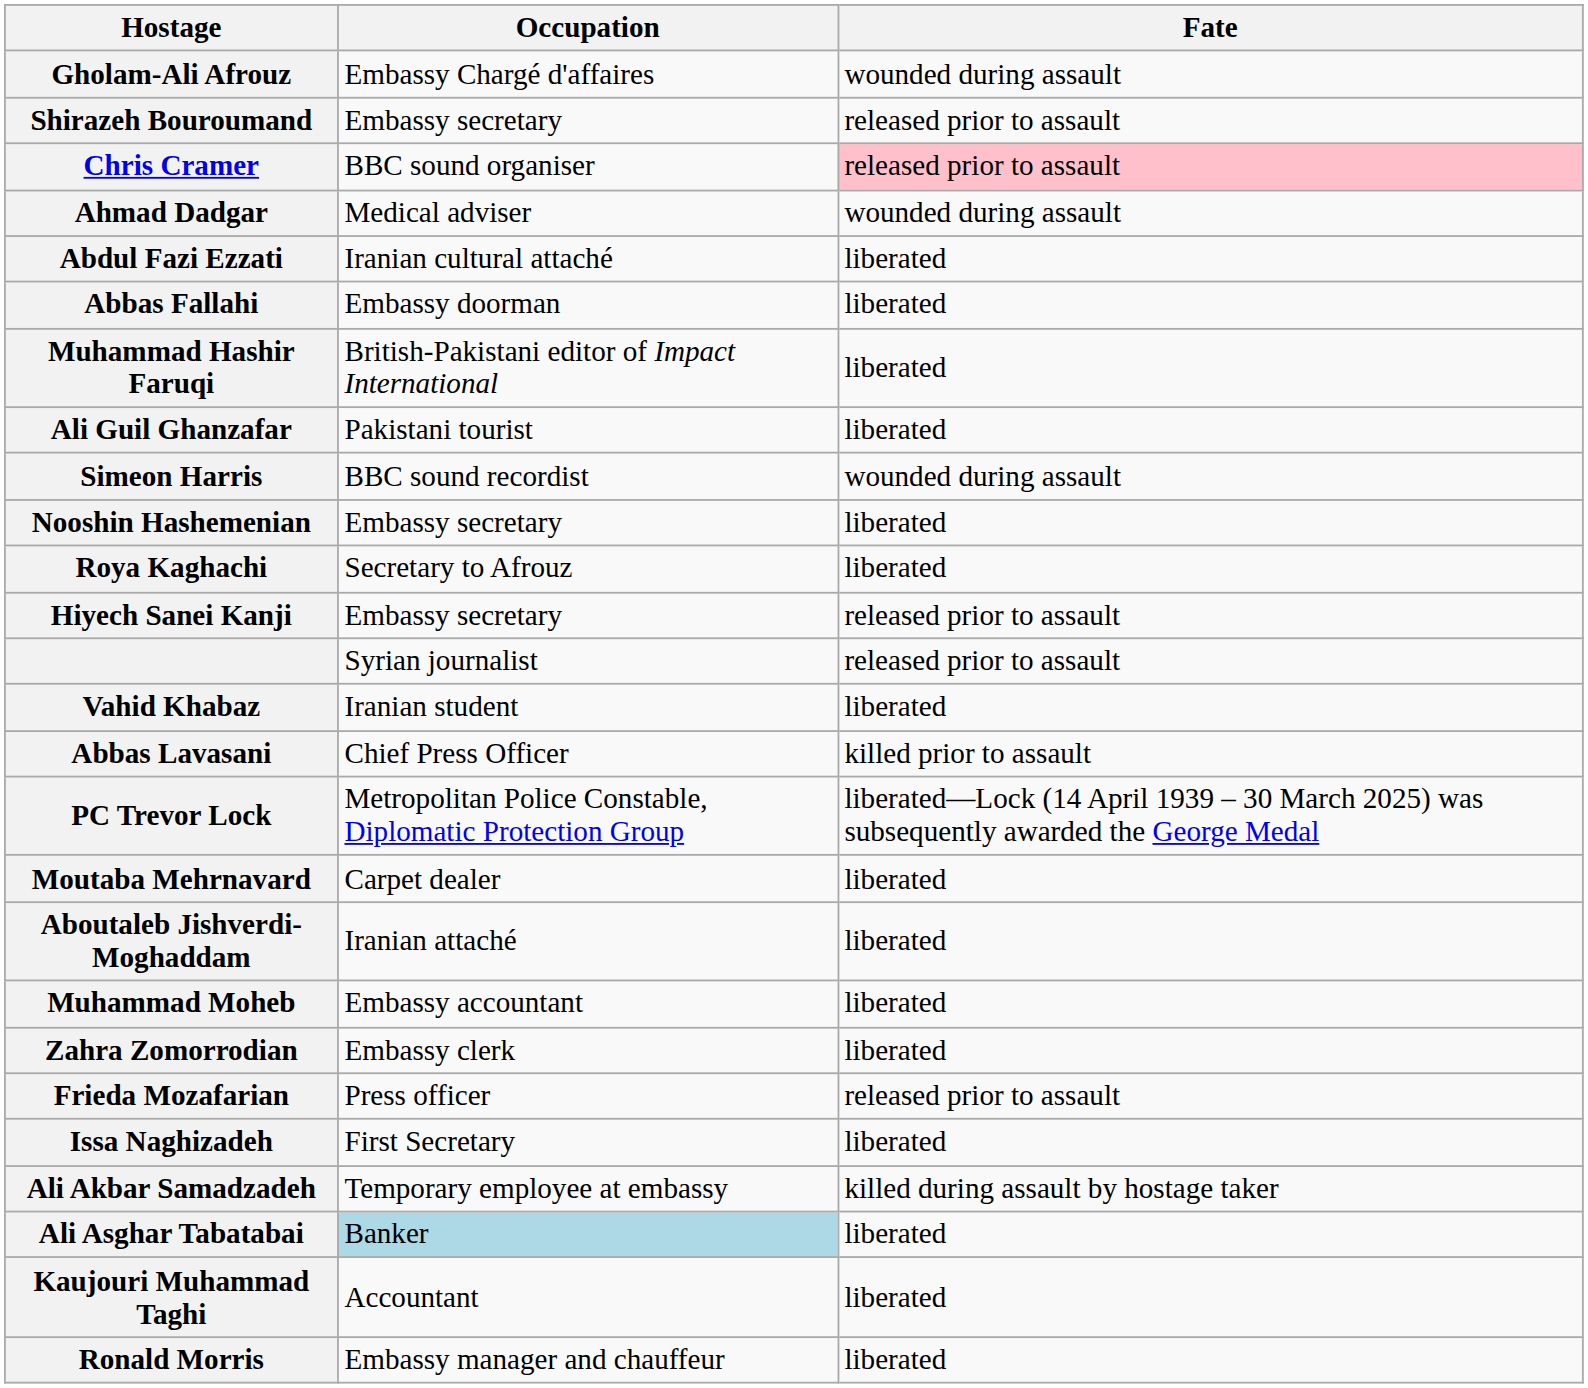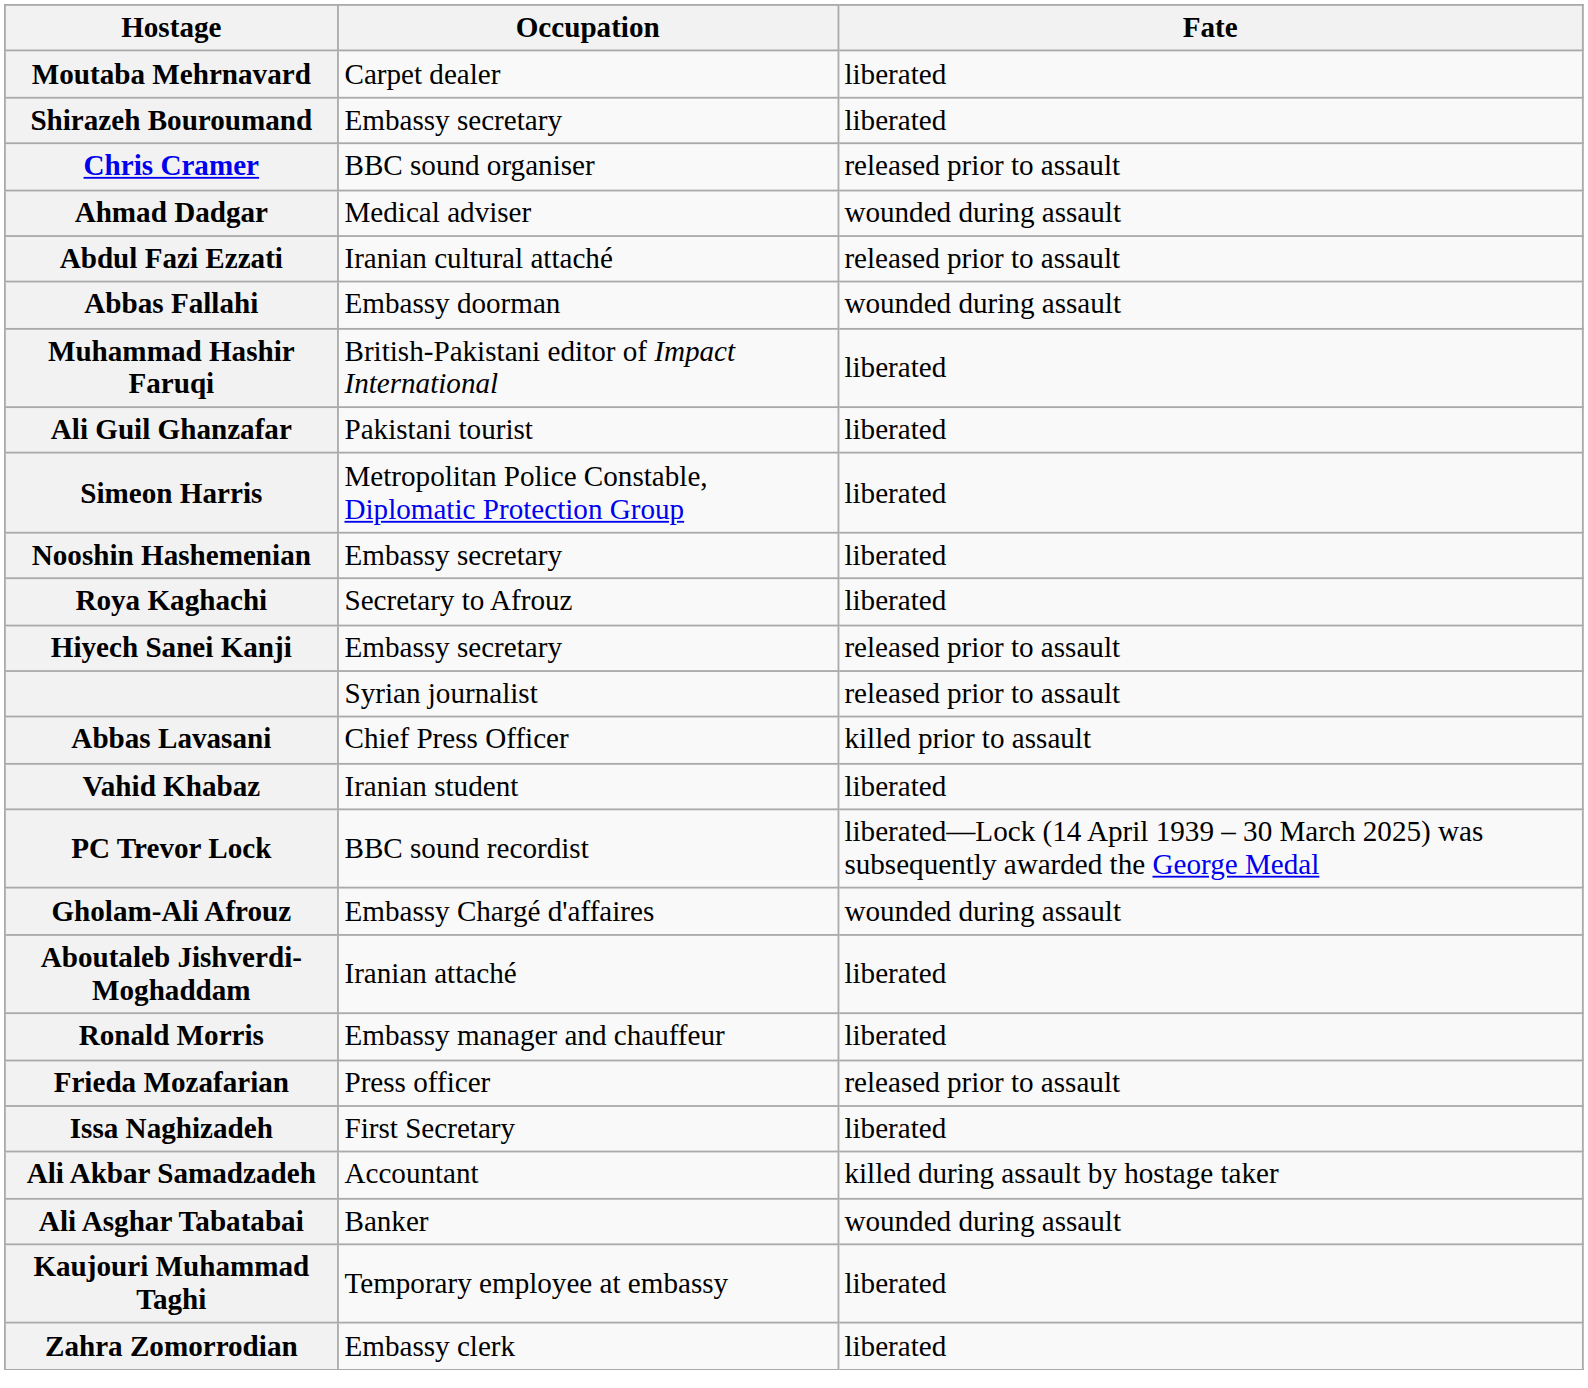rows swapped: (171, 73) <-> (171, 878)
(982, 119) released prior to assault -> (895, 119) liberated
(982, 166) pink background -> (982, 166) no background
(895, 258) liberated -> (982, 258) released prior to assault
(895, 304) liberated -> (983, 304) wounded during assault
(467, 475) BBC sound recordist -> (526, 492) Metropolitan Police Constable, Diplomatic Protection Group
(983, 475) wounded during assault -> (895, 492) liberated
rows swapped: (171, 706) <-> (171, 753)
(526, 815) Metropolitan Police Constable, Diplomatic Protection Group -> (467, 848) BBC sound recordist
- row: (171, 1003)
rows swapped: (171, 1359) <-> (171, 1049)
(536, 1188) Temporary employee at embassy -> (412, 1174) Accountant
(386, 1234) lightblue background -> (386, 1220) no background
(895, 1234) liberated -> (983, 1220) wounded during assault
(412, 1296) Accountant -> (536, 1283) Temporary employee at embassy
